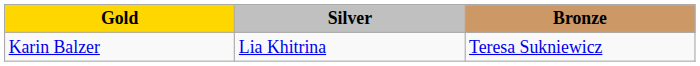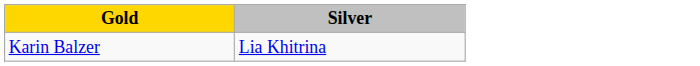- column: (580, 18)
